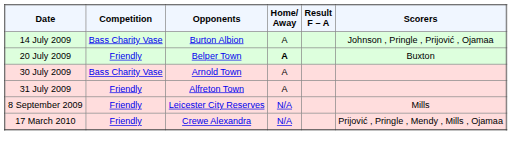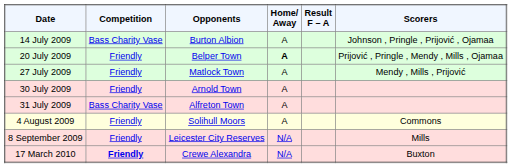(421, 56) Buxton -> (421, 56) Prijović , Pringle , Mendy , Mills , Ojamaa
+ row: (45, 72)
(126, 72) Bass Charity Vase -> (126, 89) Friendly
(126, 89) Friendly -> (126, 105) Bass Charity Vase
+ row: (45, 121)
(126, 121) normal -> (126, 154) bold
(421, 121) Prijović , Pringle , Mendy , Mills , Ojamaa -> (421, 154) Buxton
